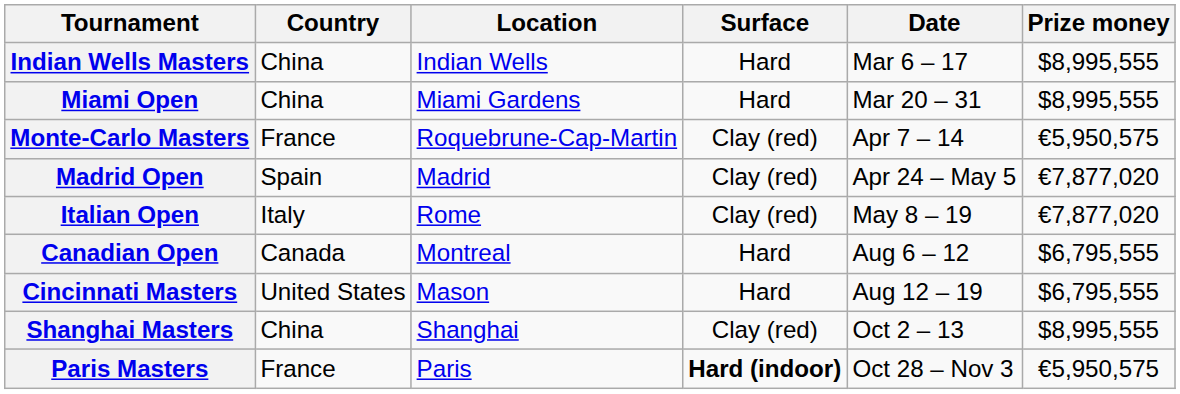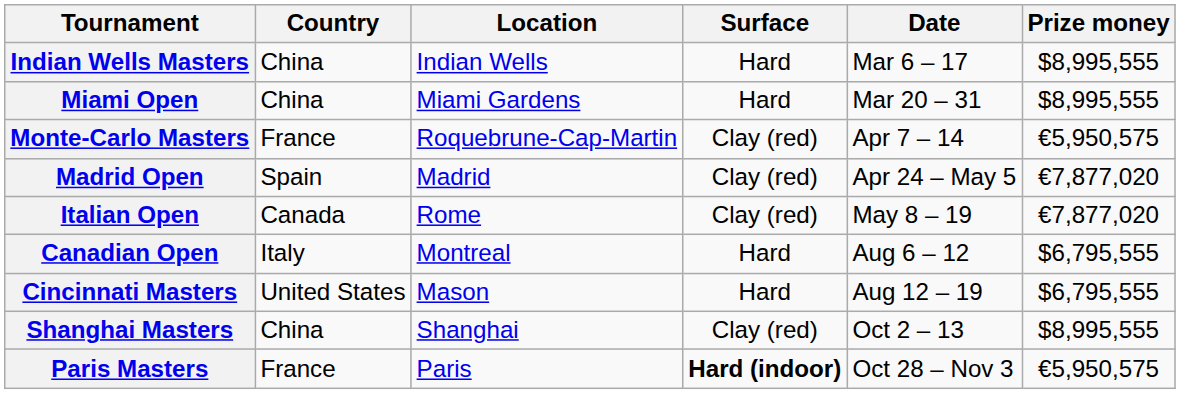(283, 215) Italy -> (303, 215) Canada
(303, 253) Canada -> (283, 253) Italy
